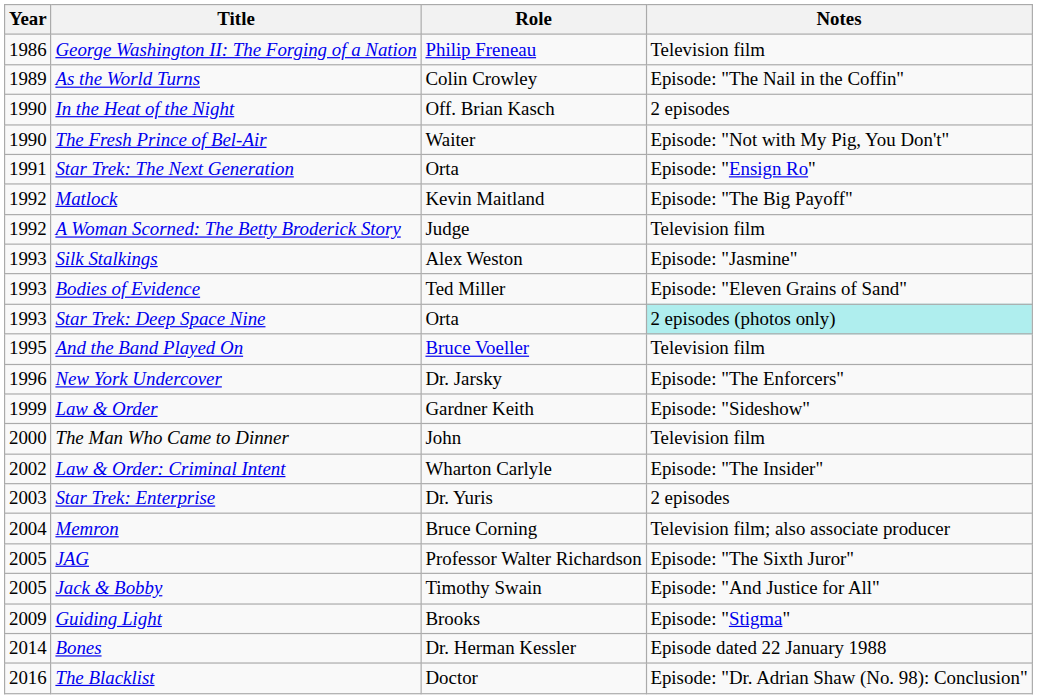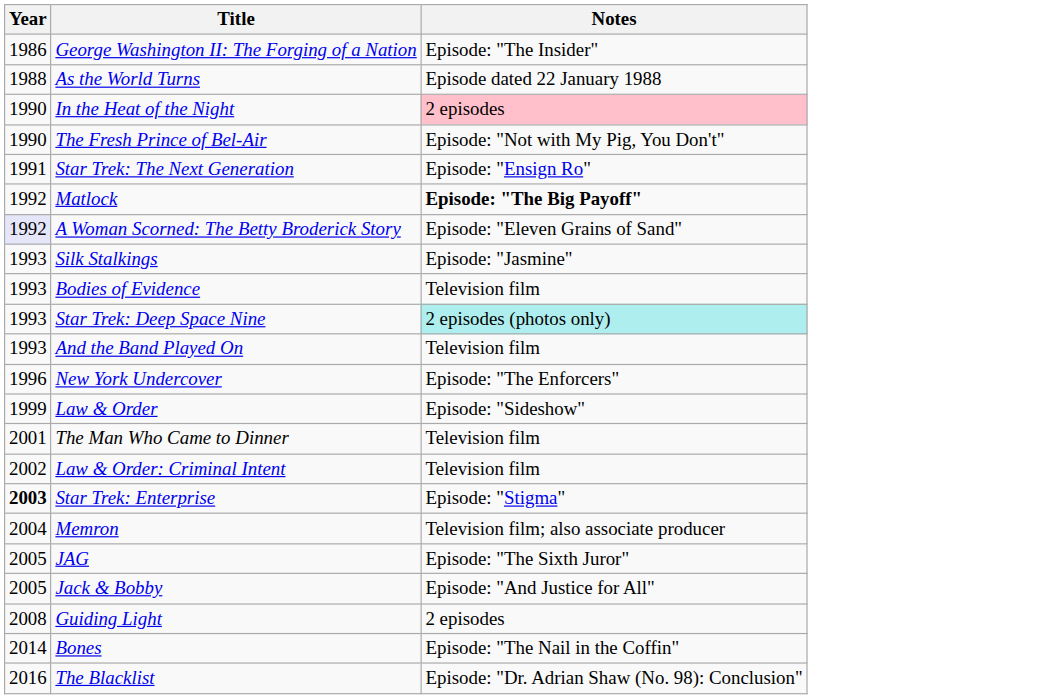- column: (534, 19)
(708, 49) Television film -> (512, 49) Episode: "The Insider"
(28, 79) 1989 -> (28, 79) 1988
(777, 79) Episode: "The Nail in the Coffin" -> (543, 79) Episode dated 22 January 1988
(690, 109) no background -> (465, 109) pink background
(752, 199) normal -> (534, 199) bold
(28, 229) no background -> (28, 229) lavender background
(708, 229) Television film -> (554, 229) Episode: "Eleven Grains of Sand"
(779, 288) Episode: "Eleven Grains of Sand" -> (483, 288) Television film
(28, 348) 1995 -> (28, 348) 1993
(28, 438) 2000 -> (28, 438) 2001
(737, 468) Episode: "The Insider" -> (483, 468) Television film
(28, 498) normal -> (28, 498) bold
(690, 498) 2 episodes -> (495, 498) Episode: "Stigma"
(28, 618) 2009 -> (28, 618) 2008
(720, 618) Episode: "Stigma" -> (465, 618) 2 episodes
(768, 648) Episode dated 22 January 1988 -> (552, 648) Episode: "The Nail in the Coffin"
